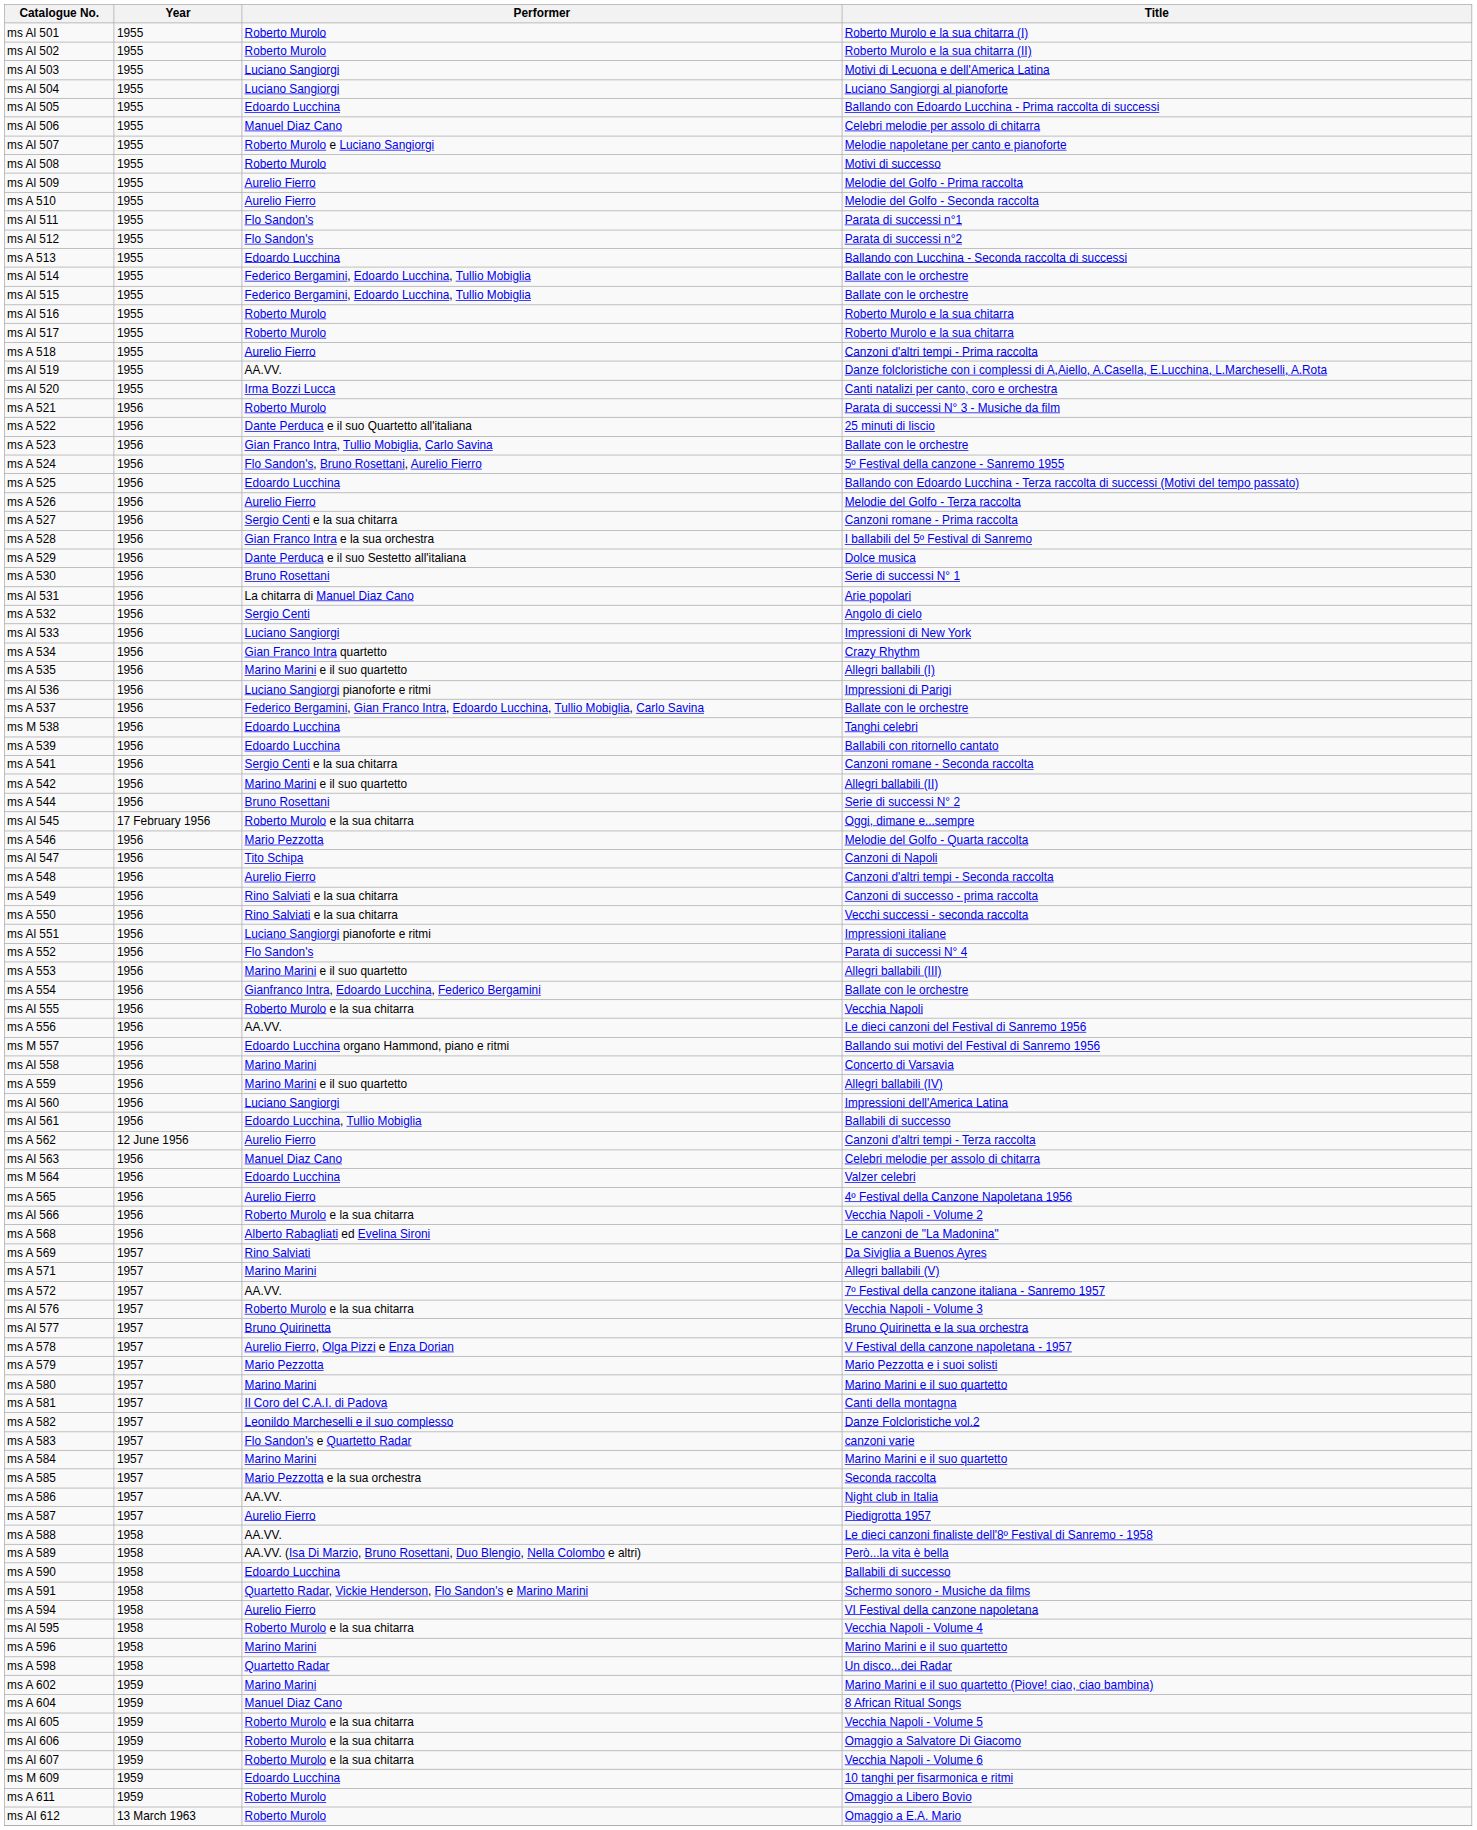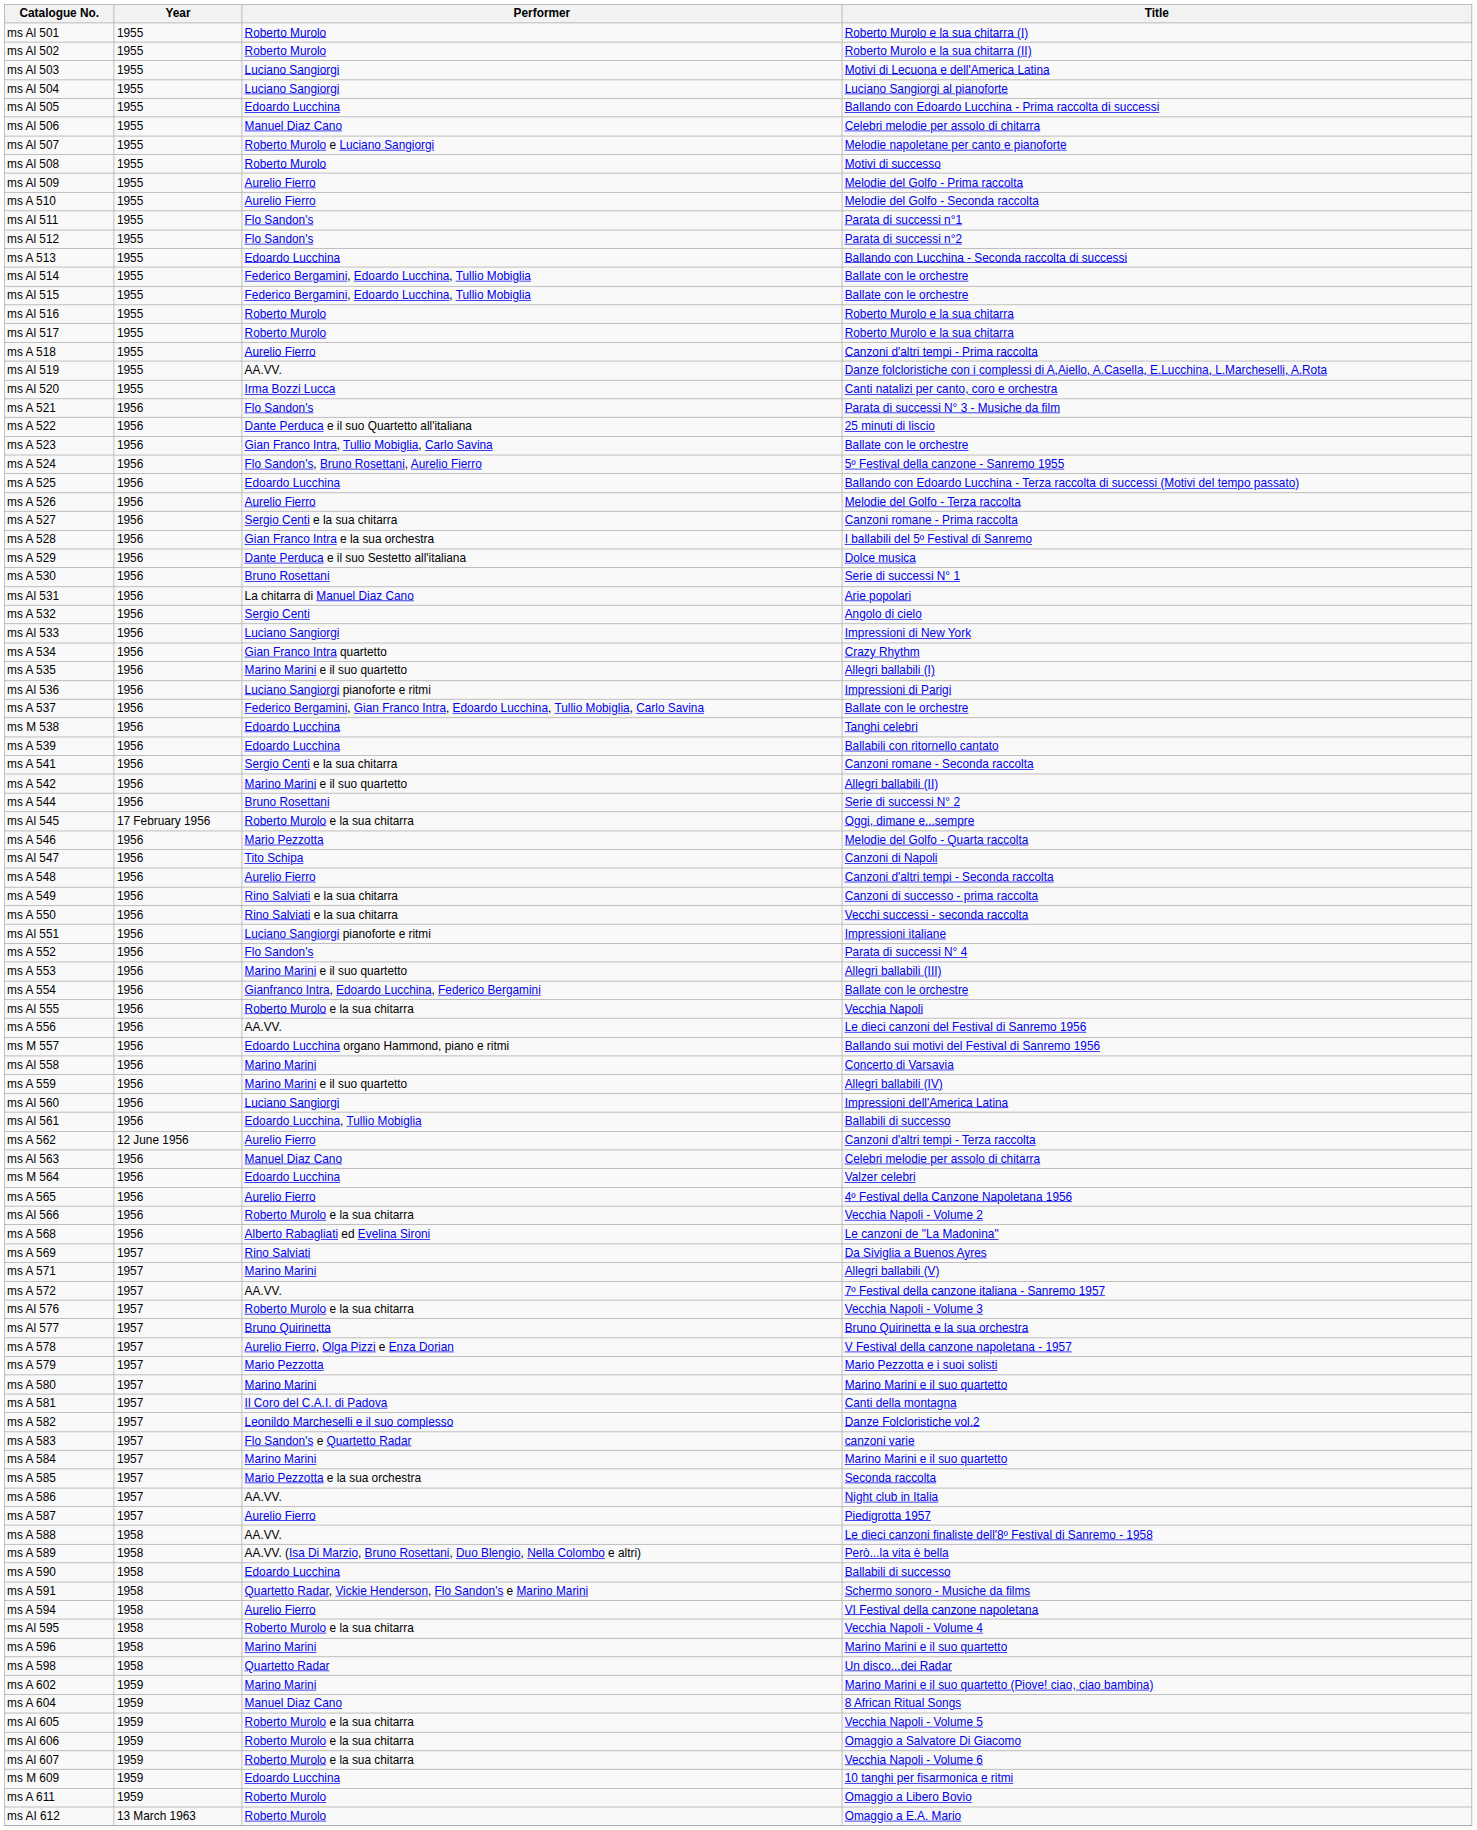(285, 408) Roberto Murolo -> (279, 408) Flo Sandon's
